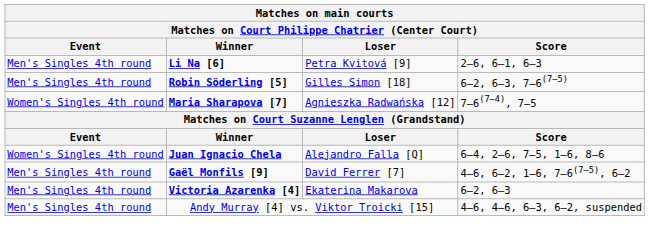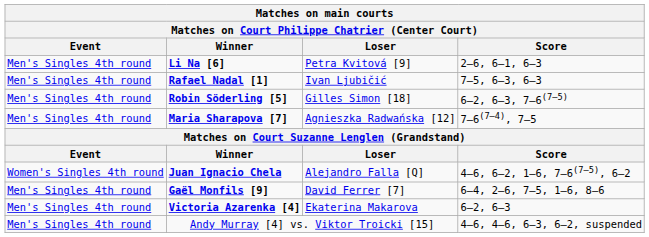+ row: (219, 81)
(85, 102) Women's Singles 4th round -> (79, 119) Men's Singles 4th round
(532, 154) 6–4, 2–6, 7–5, 1–6, 8–6 -> (545, 172) 4–6, 6–2, 1–6, 7–6(7–5), 6–2
(545, 172) 4–6, 6–2, 1–6, 7–6(7–5), 6–2 -> (532, 190) 6–4, 2–6, 7–5, 1–6, 8–6
